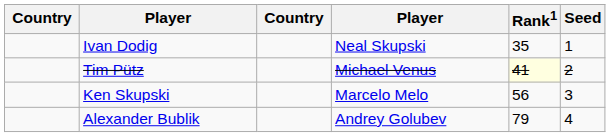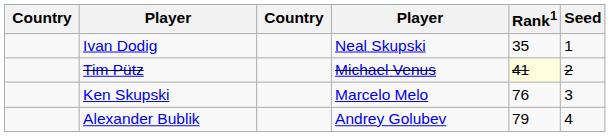(521, 94) 56 -> (521, 94) 76
